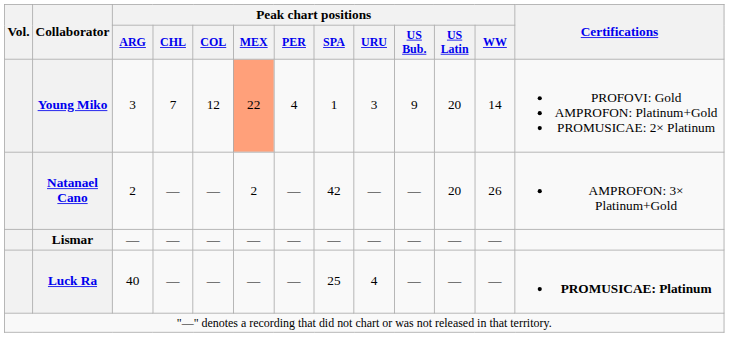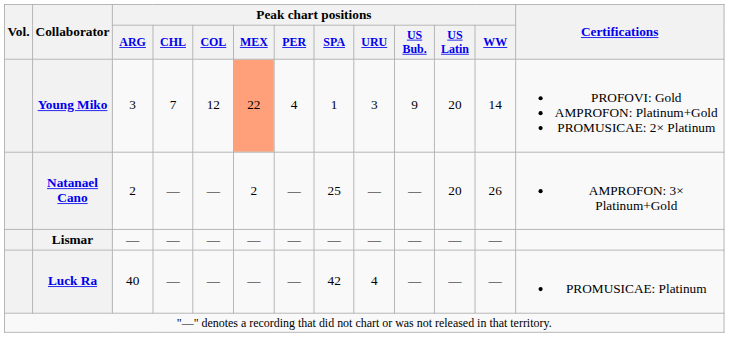(334, 190) 42 -> (334, 190) 25
(334, 281) 25 -> (334, 281) 42
(619, 289) bold -> (620, 289) normal
